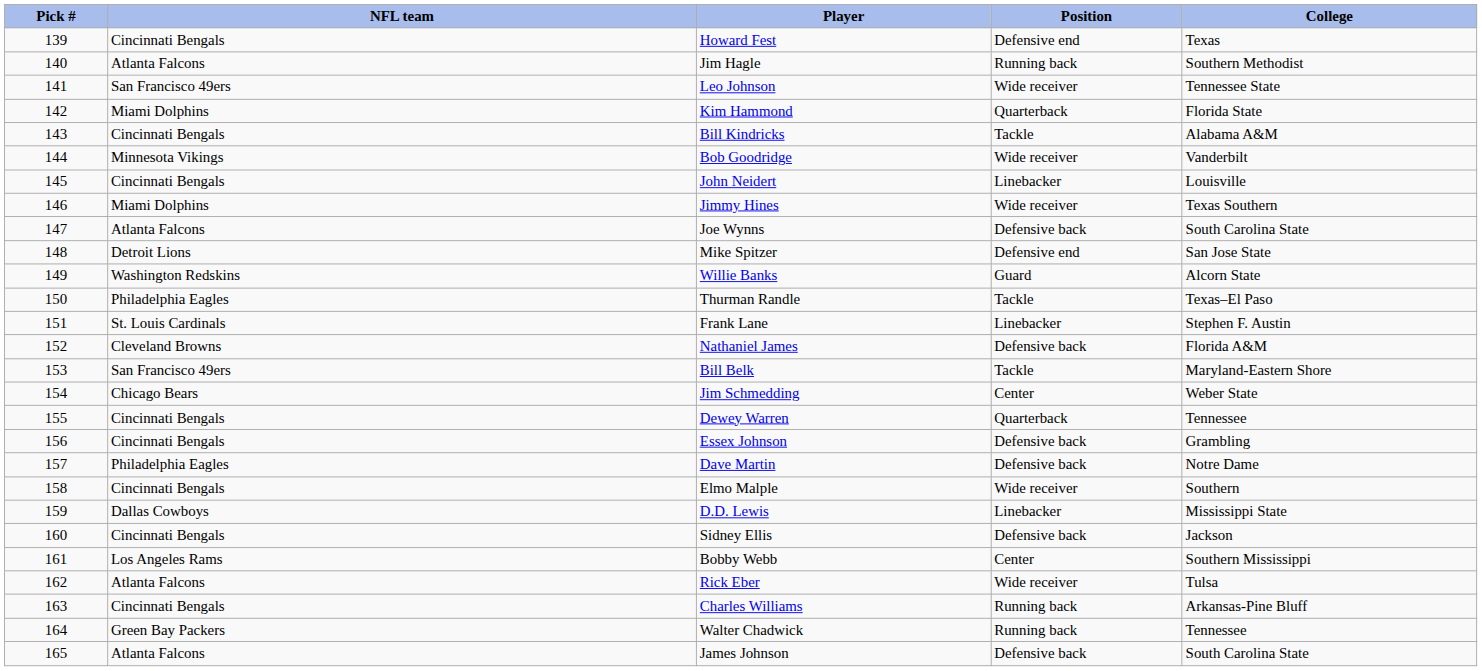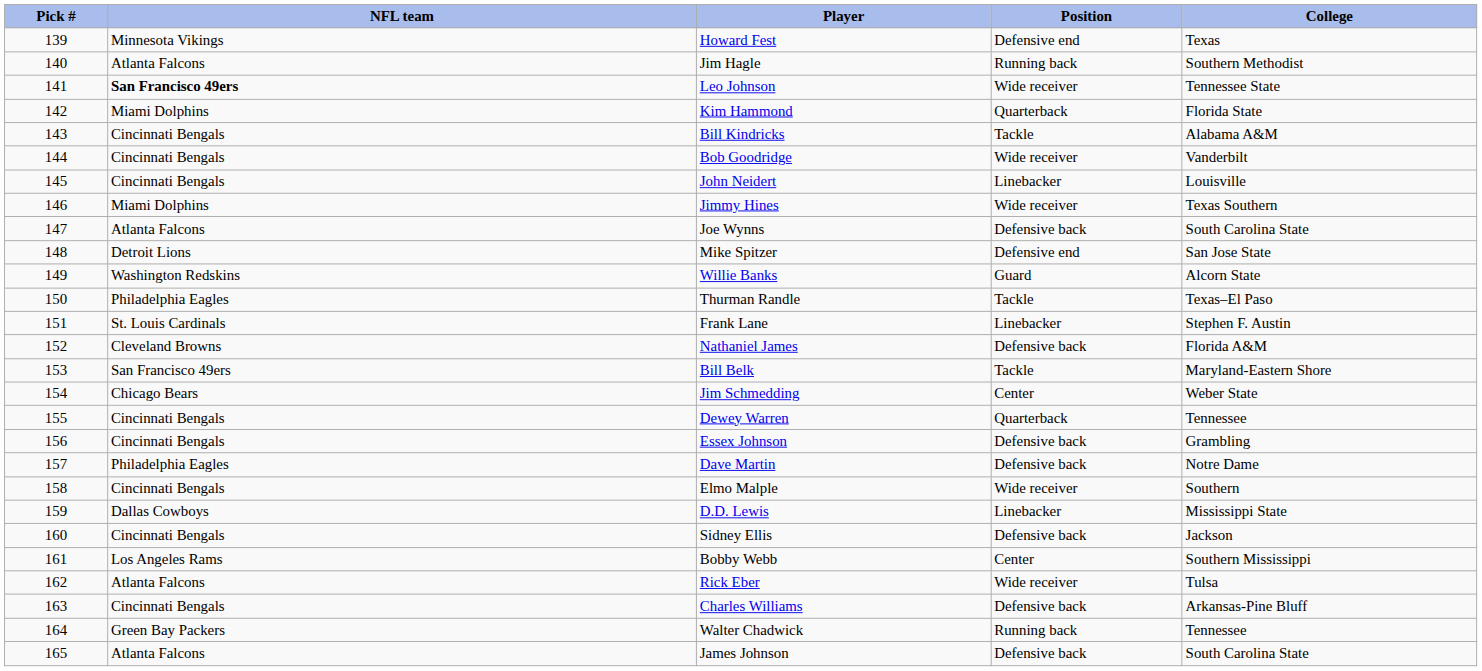(168, 39) Cincinnati Bengals -> (167, 39) Minnesota Vikings
(171, 87) normal -> (175, 87) bold
(167, 157) Minnesota Vikings -> (168, 157) Cincinnati Bengals
(1036, 606) Running back -> (1040, 606) Defensive back
